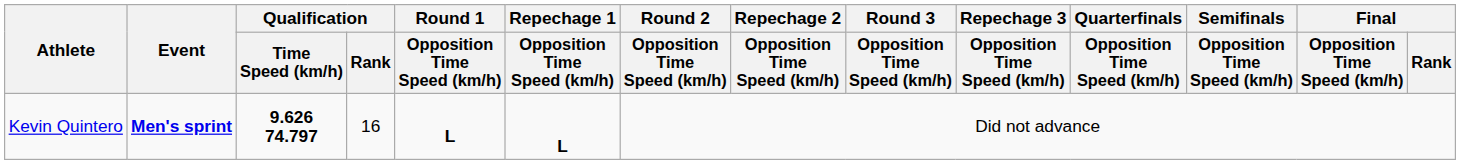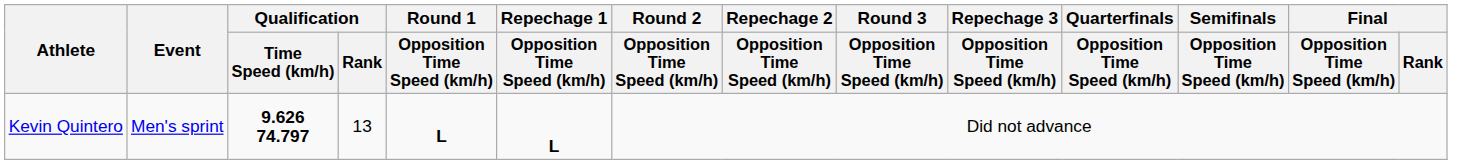(182, 127) bold -> (177, 127) normal
(371, 127) 16 -> (362, 127) 13
